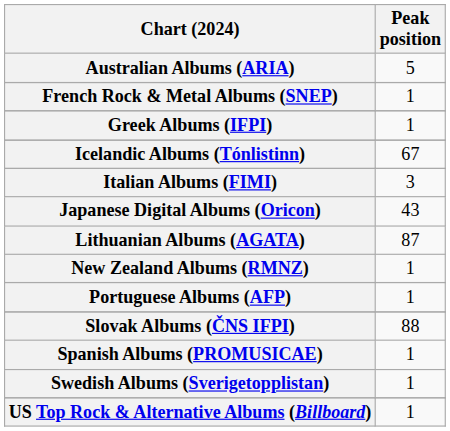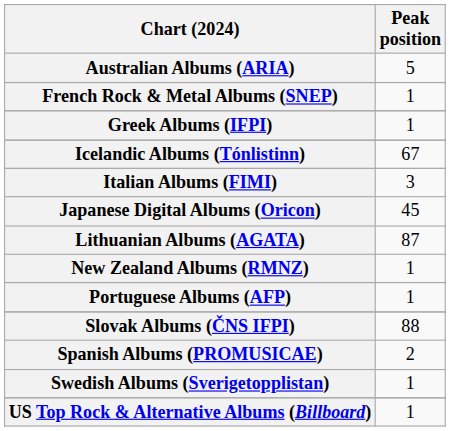(410, 211) 43 -> (410, 211) 45
(410, 354) 1 -> (410, 354) 2
